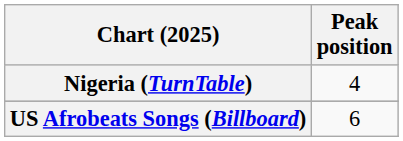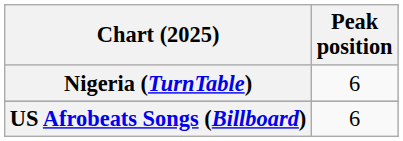(355, 82) 4 -> (355, 82) 6
